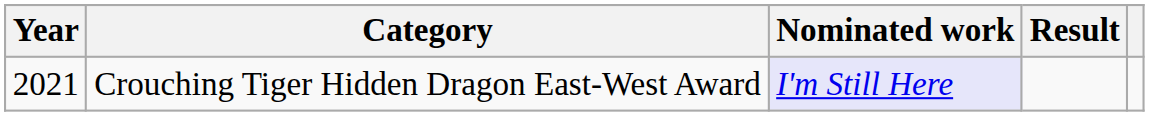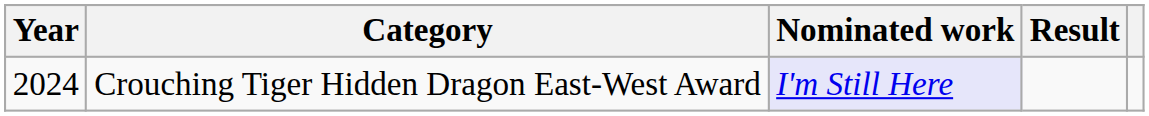(46, 83) 2021 -> (46, 83) 2024
